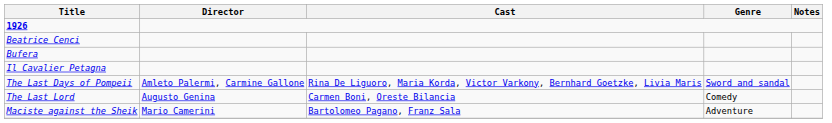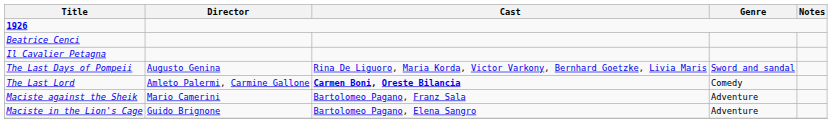- row: (22, 54)
(223, 82) Amleto Palermi, Carmine Gallone -> (184, 68) Augusto Genina
(178, 97) Augusto Genina -> (228, 82) Amleto Palermi, Carmine Gallone
(382, 97) normal -> (387, 82) bold
+ row: (75, 111)
